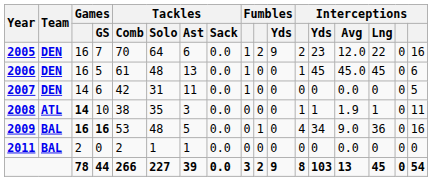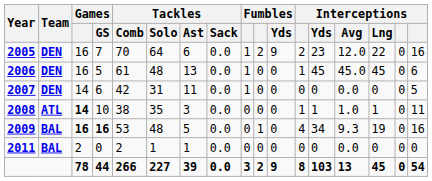(348, 109) 1.9 -> (348, 109) 1.0
(348, 128) 9.0 -> (348, 128) 9.3
(378, 128) 36 -> (378, 128) 19
